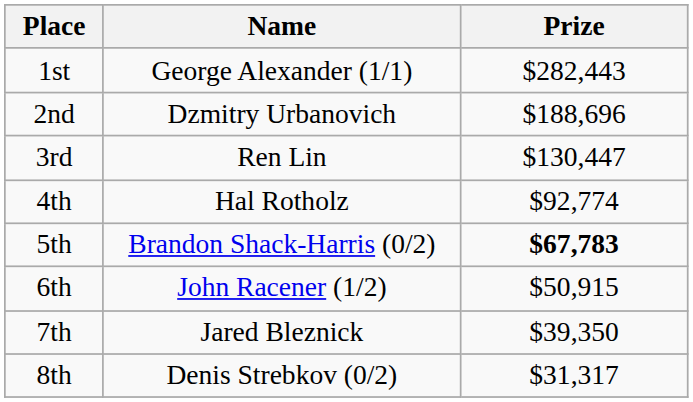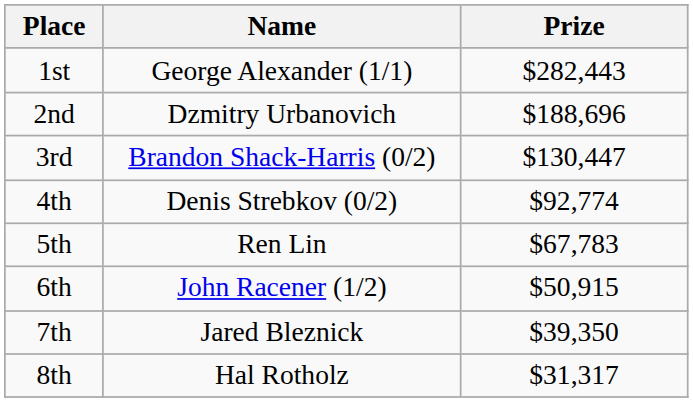(282, 157) Ren Lin -> (282, 157) Brandon Shack-Harris (0/2)
(282, 200) Hal Rotholz -> (282, 200) Denis Strebkov (0/2)
(282, 244) Brandon Shack-Harris (0/2) -> (282, 244) Ren Lin
(574, 244) bold -> (574, 244) normal
(282, 375) Denis Strebkov (0/2) -> (282, 375) Hal Rotholz
